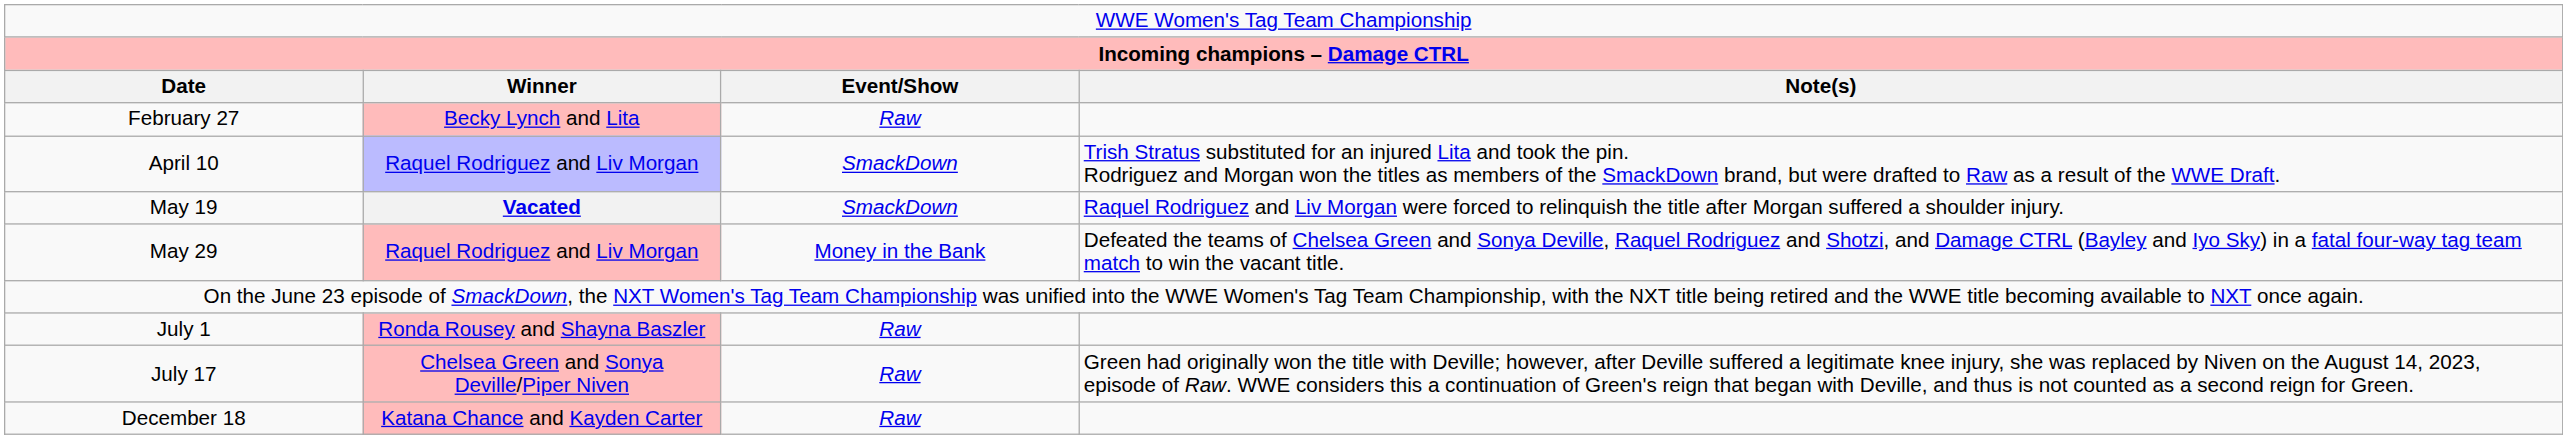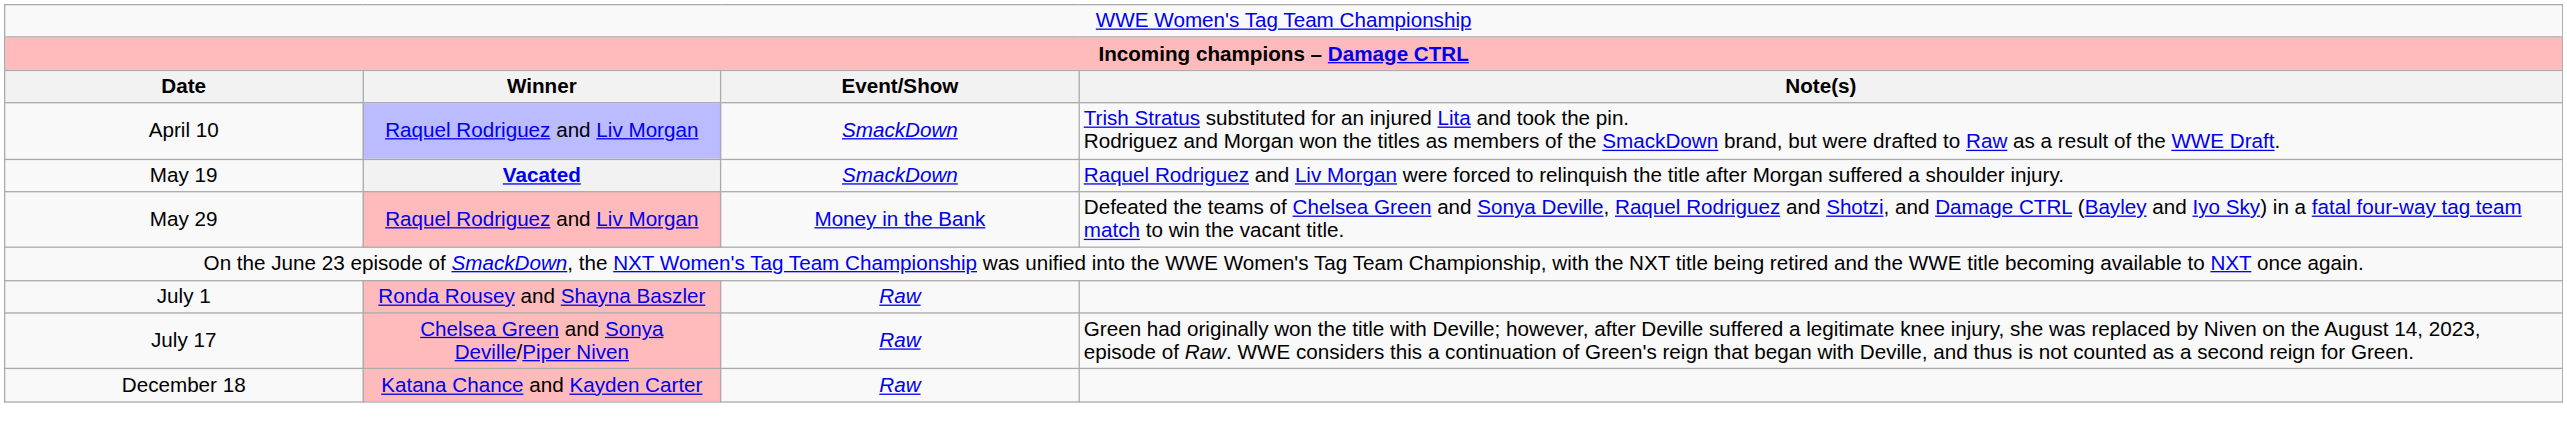- row: (184, 119)
